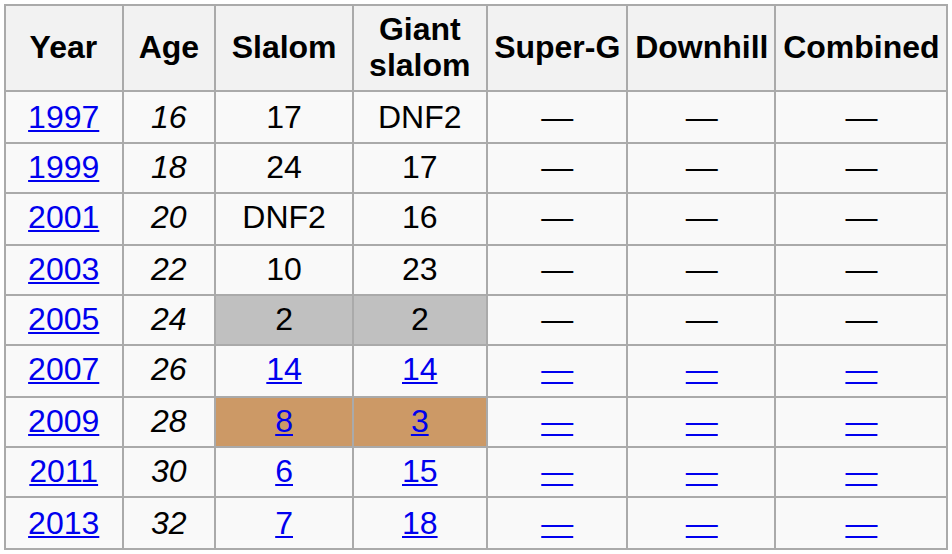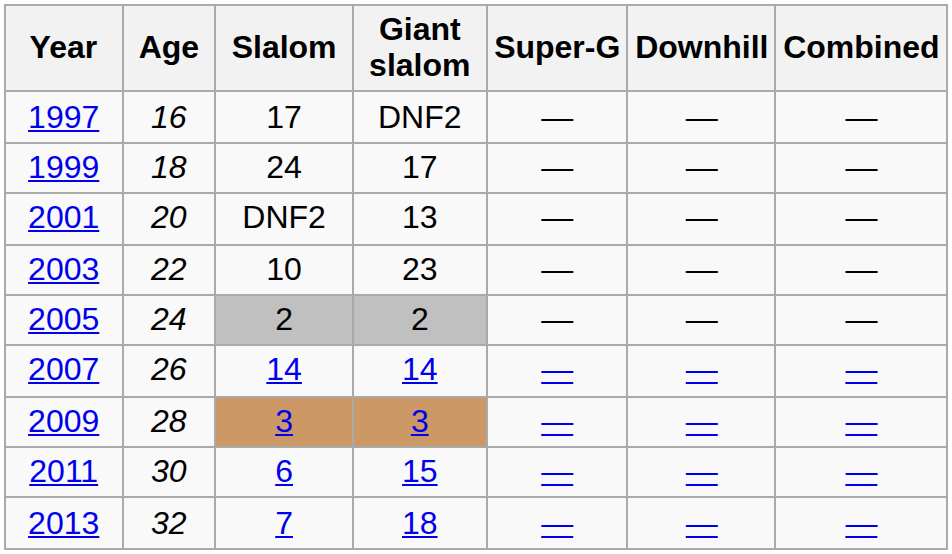(420, 218) 16 -> (420, 218) 13
(284, 421) 8 -> (284, 421) 3
